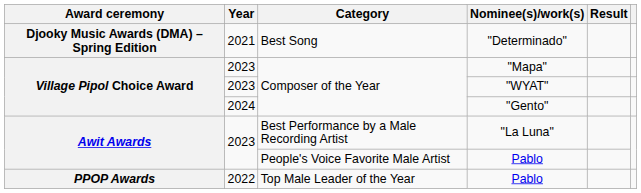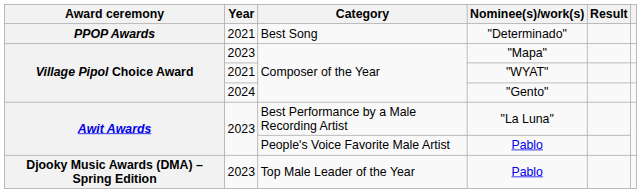(115, 40) Djooky Music Awards (DMA) – Spring Edition -> (115, 33) PPOP Awards
(241, 86) 2023 -> (241, 72) 2021
(115, 178) PPOP Awards -> (115, 171) Djooky Music Awards (DMA) – Spring Edition
(241, 178) 2022 -> (241, 171) 2023
